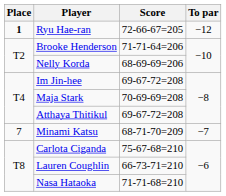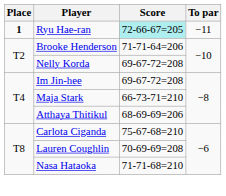(152, 30) no background -> (152, 30) paleturquoise background
(203, 30) −12 -> (203, 30) −11
(152, 64) 68-69-69=206 -> (152, 64) 69-67-72=208
(152, 98) 70-69-69=208 -> (152, 98) 66-73-71=210
(152, 115) 69-67-72=208 -> (152, 115) 68-69-69=206
- row: (67, 132)
(152, 166) 66-73-71=210 -> (152, 149) 70-69-69=208
